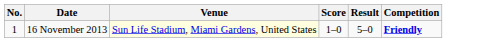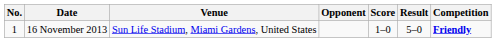+ column: (343, 12)
(214, 29) lightyellow background -> (214, 29) no background
